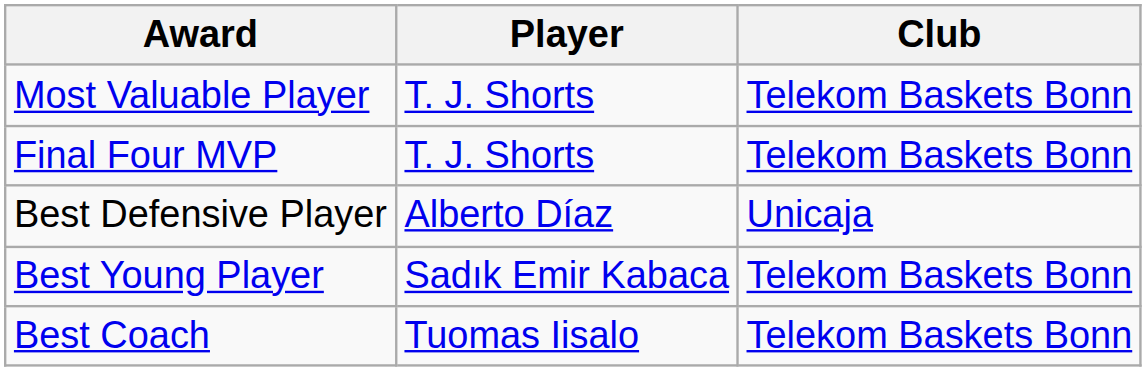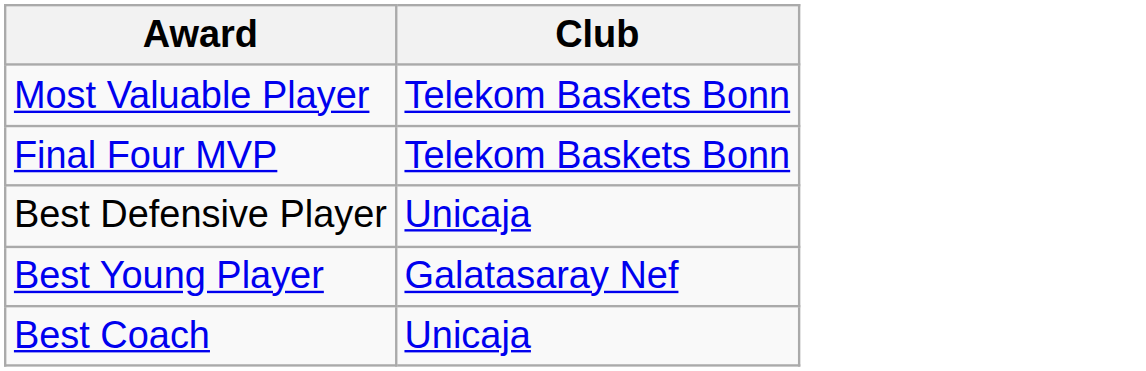- column: (567, 34)
(939, 275) Telekom Baskets Bonn -> (541, 275) Galatasaray Nef
(939, 335) Telekom Baskets Bonn -> (468, 335) Unicaja
